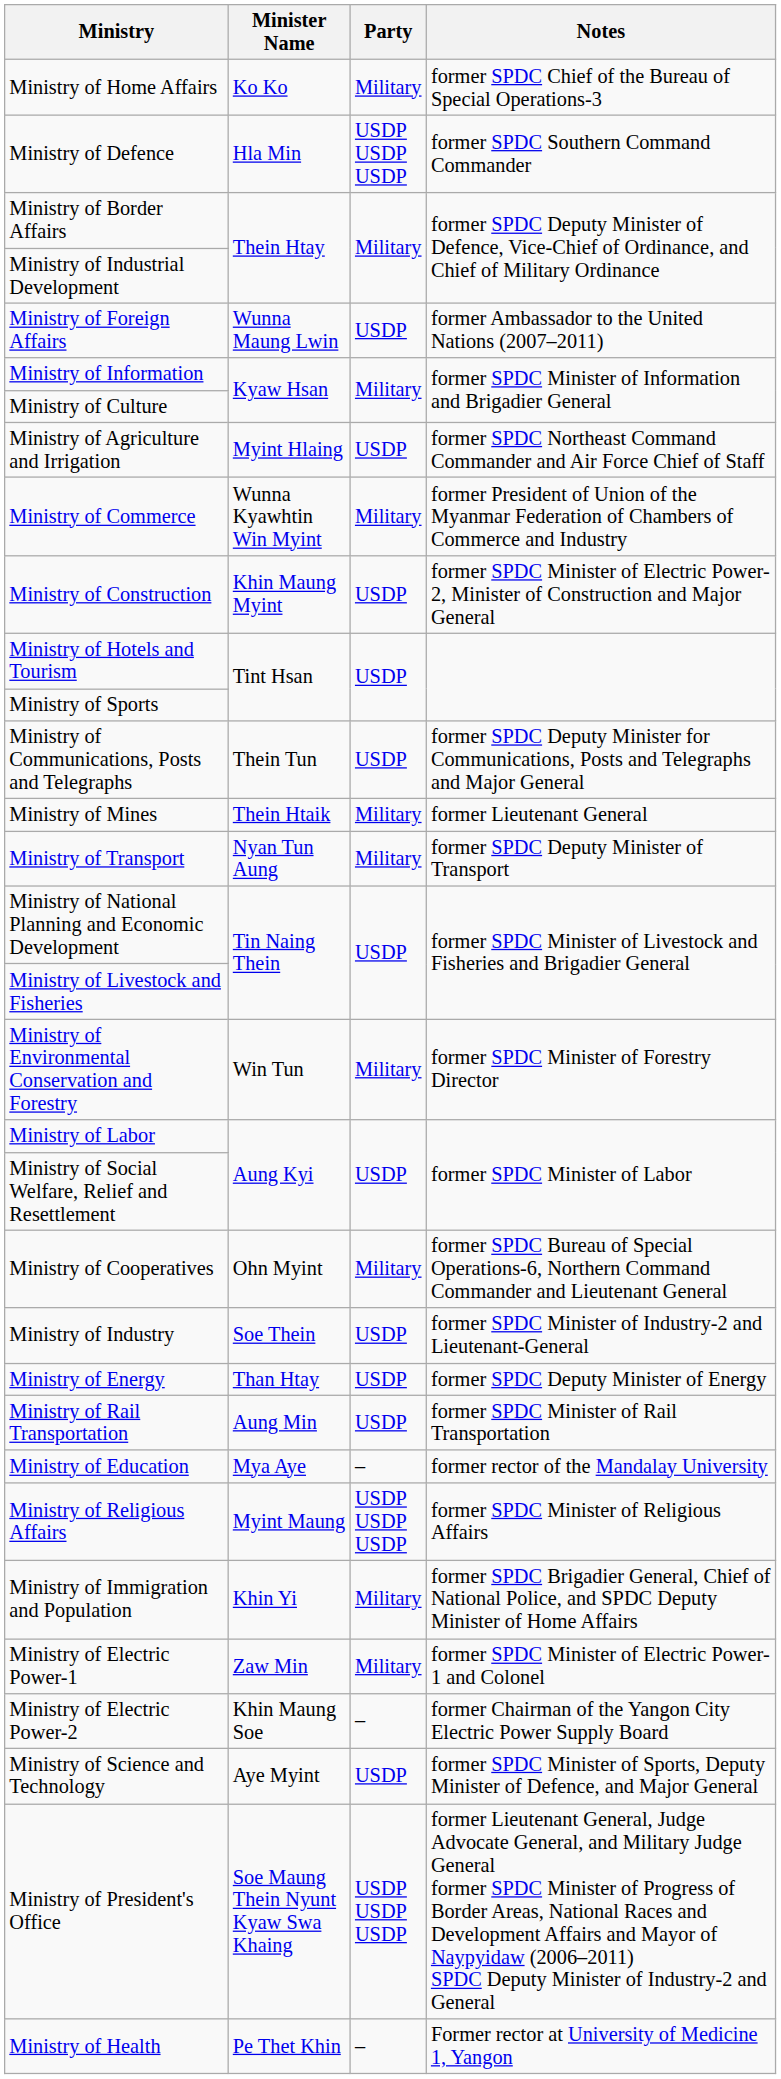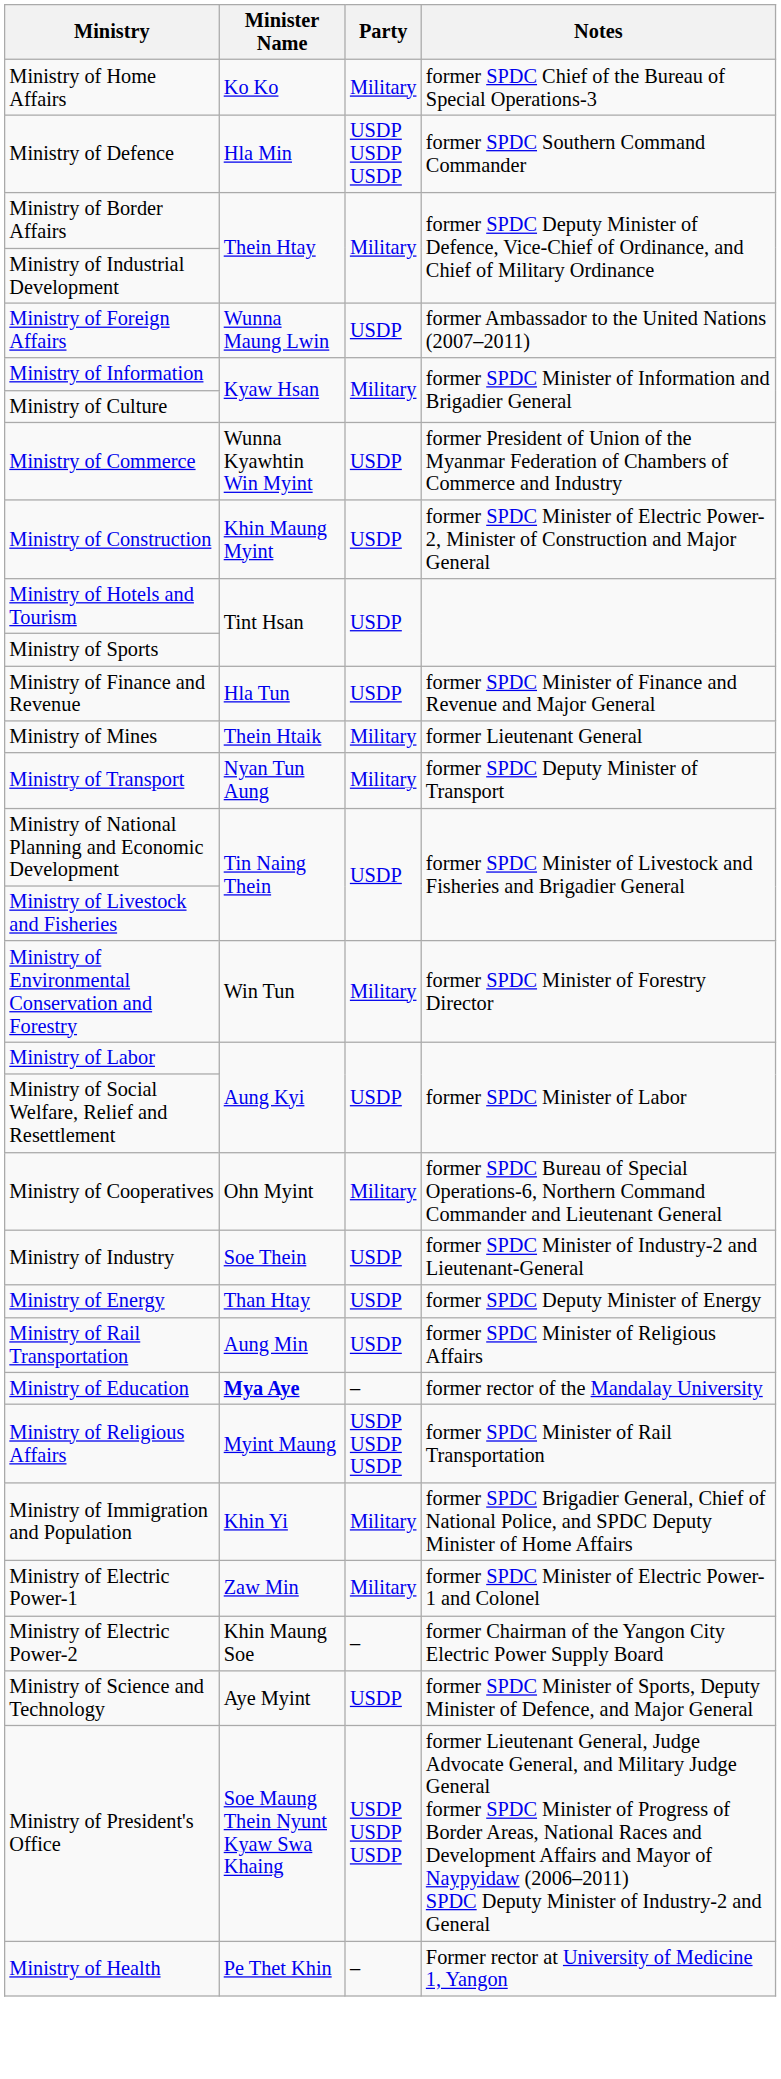- row: (104, 449)
(388, 516) Military -> (376, 461) USDP
- row: (105, 759)
+ row: (107, 693)
(554, 1422) former SPDC Minister of Rail Transportation -> (571, 1344) former SPDC Minister of Religious Affairs
(269, 1466) normal -> (262, 1388) bold
(576, 1521) former SPDC Minister of Religious Affairs -> (549, 1443) former SPDC Minister of Rail Transportation
